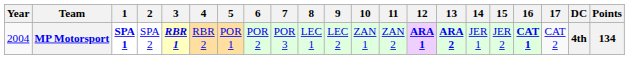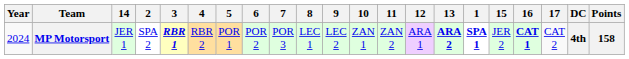columns swapped: (125, 13) <-> (478, 13)
(18, 38) 2004 -> (18, 38) 2024
(422, 38) bold -> (420, 38) normal
(607, 38) 134 -> (606, 38) 158
